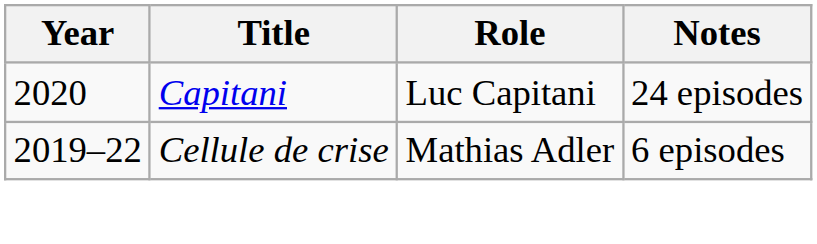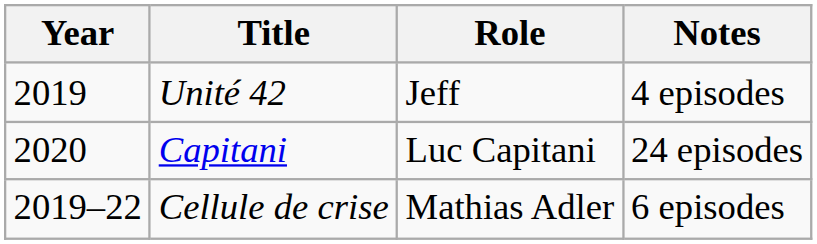+ row: (222, 91)
